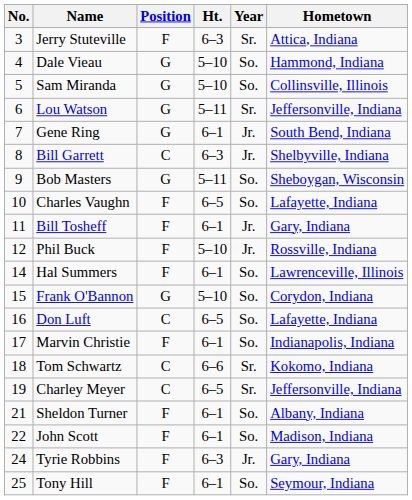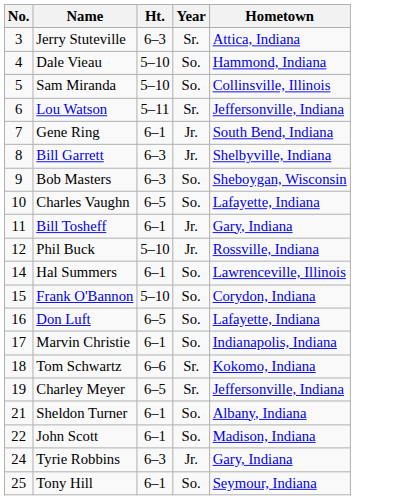- column: (166, 16)
(212, 179) 5–11 -> (155, 179) 6–3
